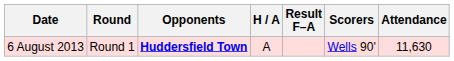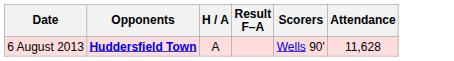- column: (112, 20)
(414, 46) 11,630 -> (363, 46) 11,628
